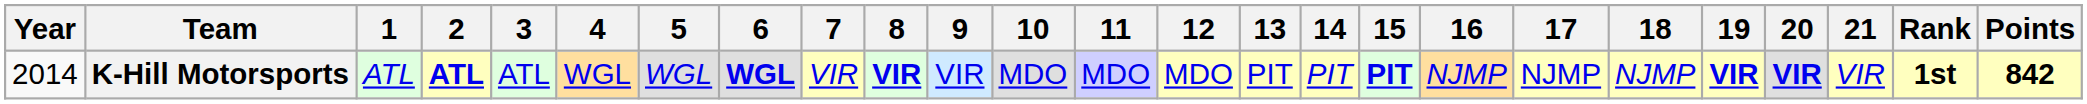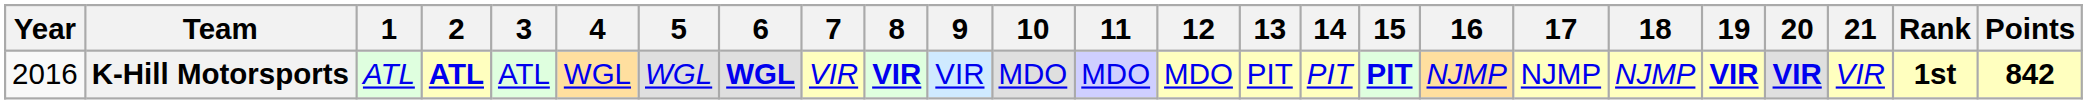(45, 74) 2014 -> (45, 74) 2016
